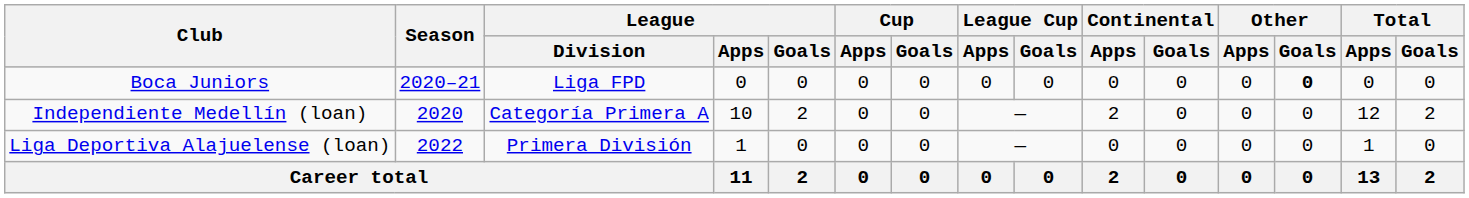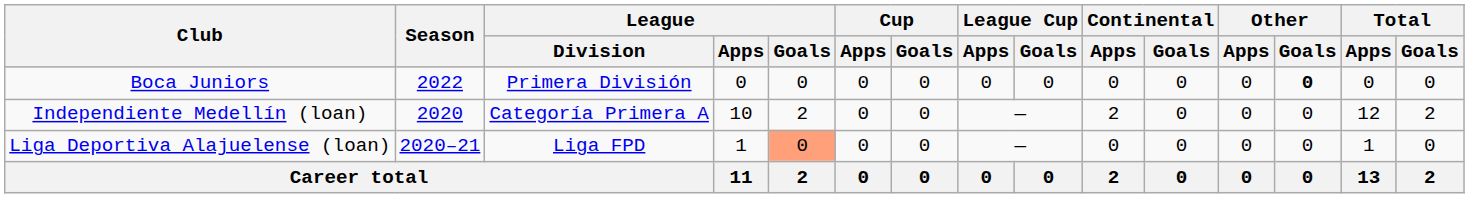(440, 83) 2020–21 -> (440, 83) 2022
(599, 83) Liga FPD -> (599, 83) Primera División
(440, 146) 2022 -> (440, 146) 2020–21
(599, 146) Primera División -> (599, 146) Liga FPD
(802, 146) no background -> (802, 146) lightsalmon background
